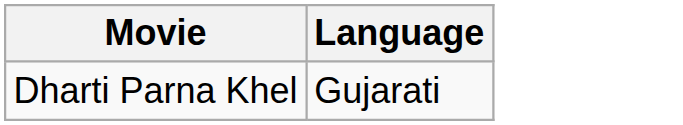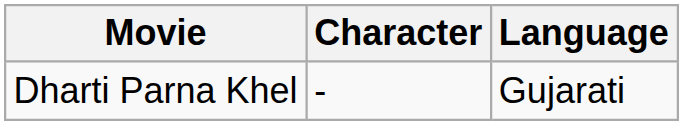+ column: (398, 33)
